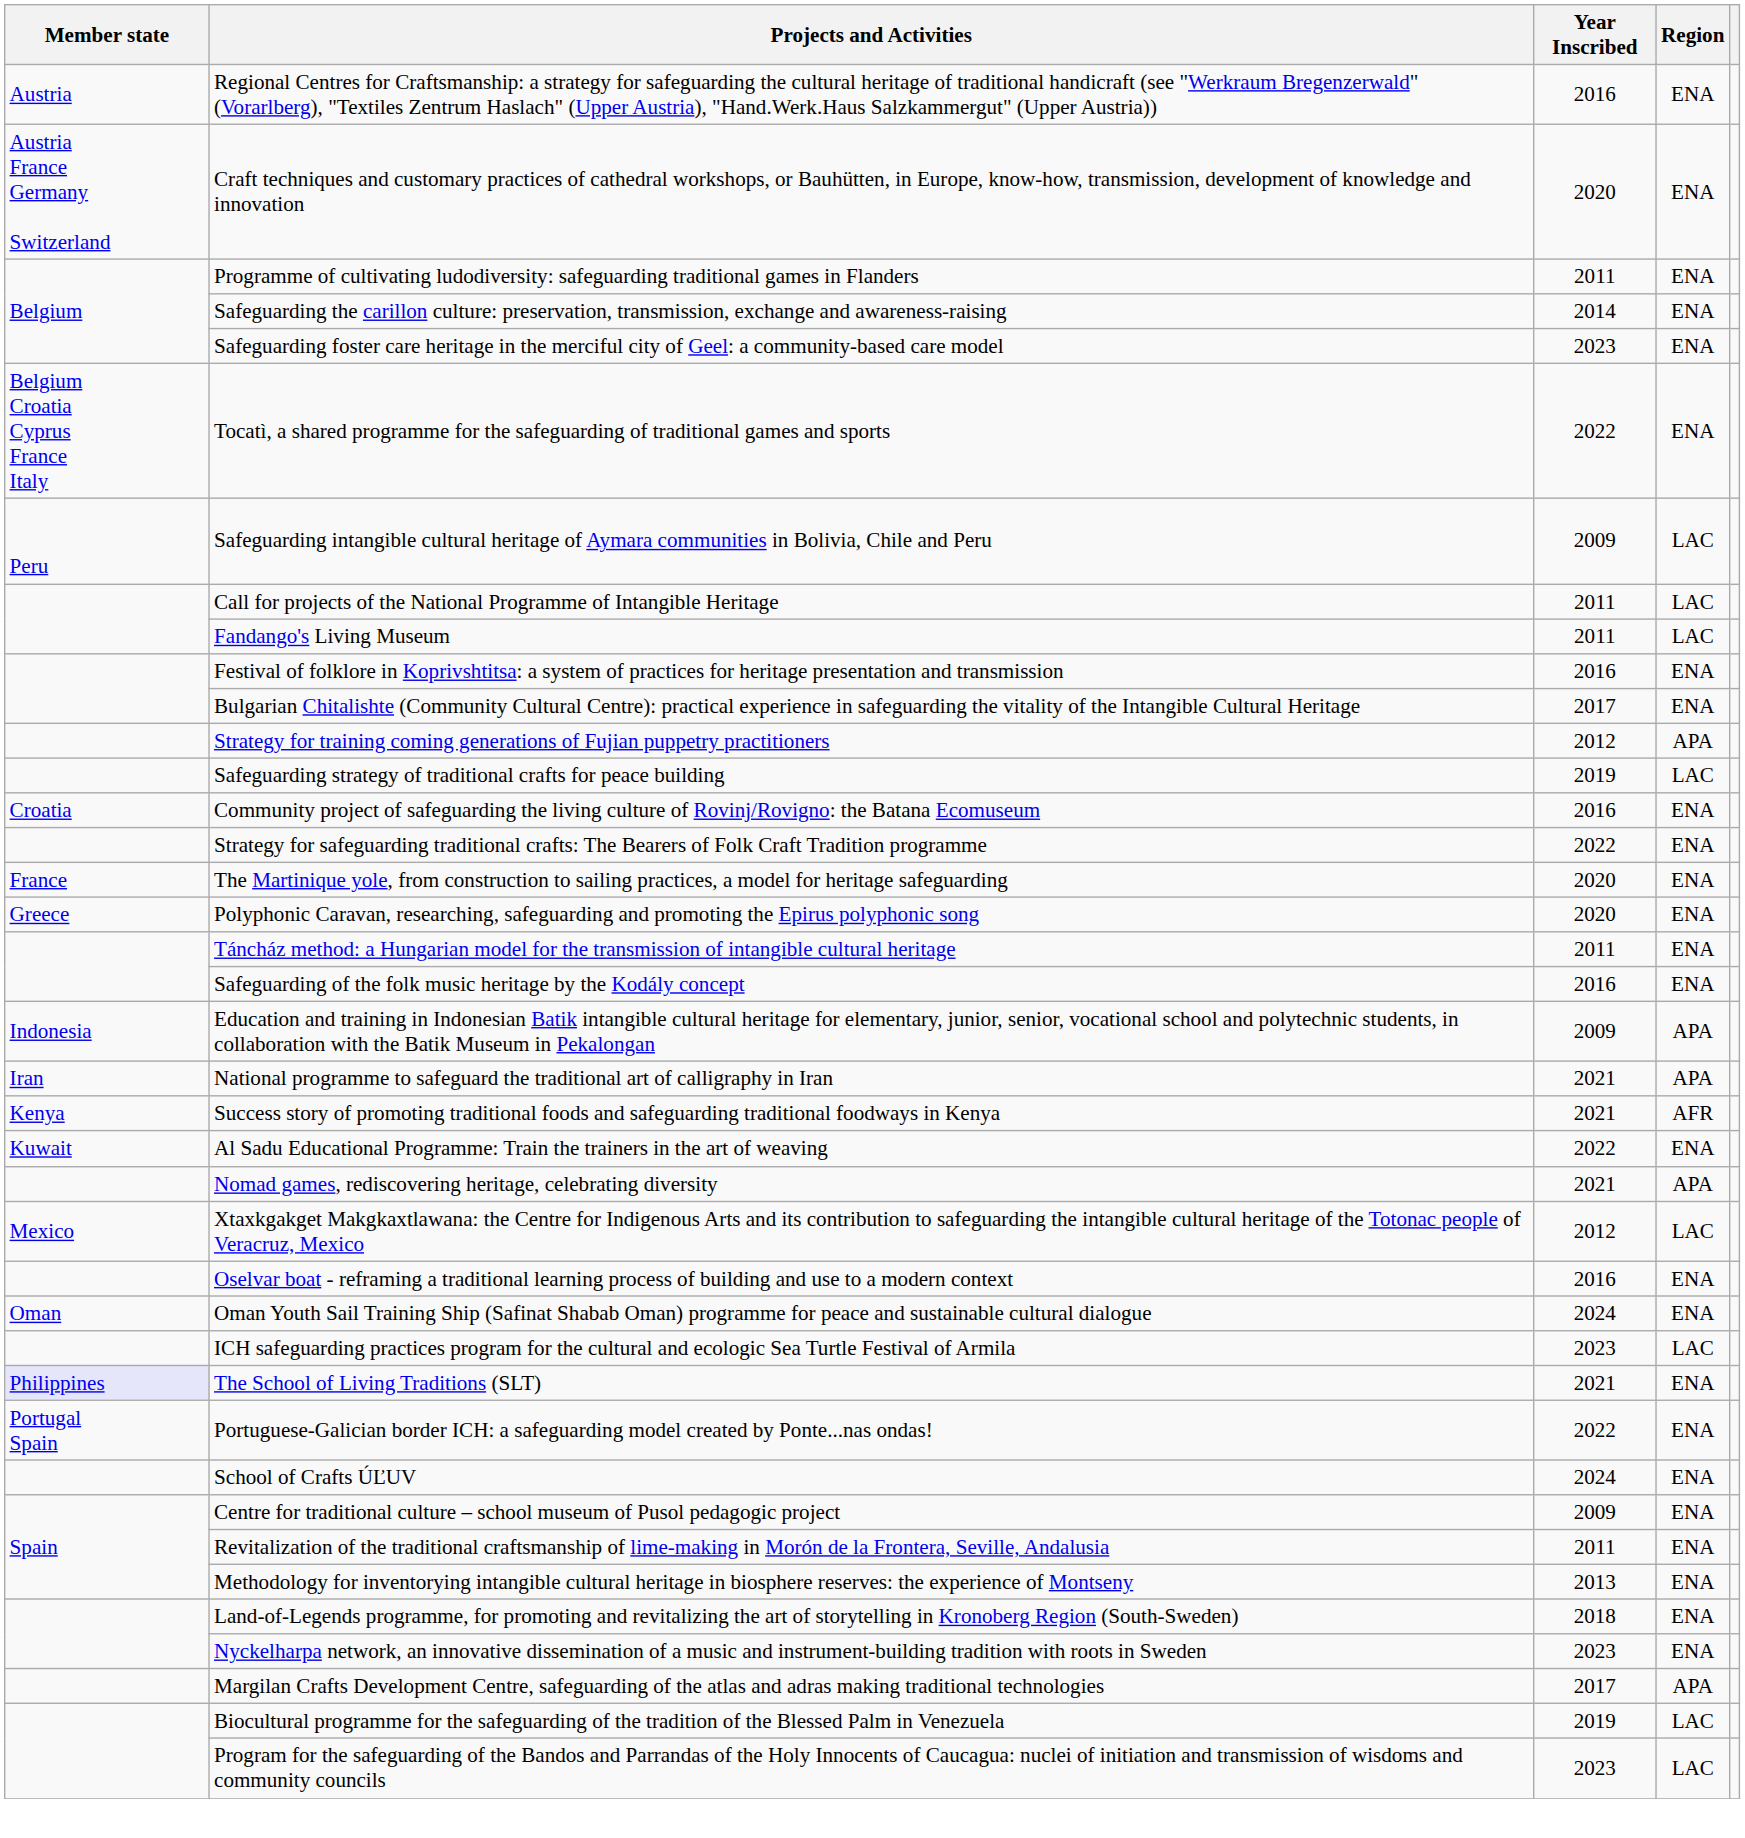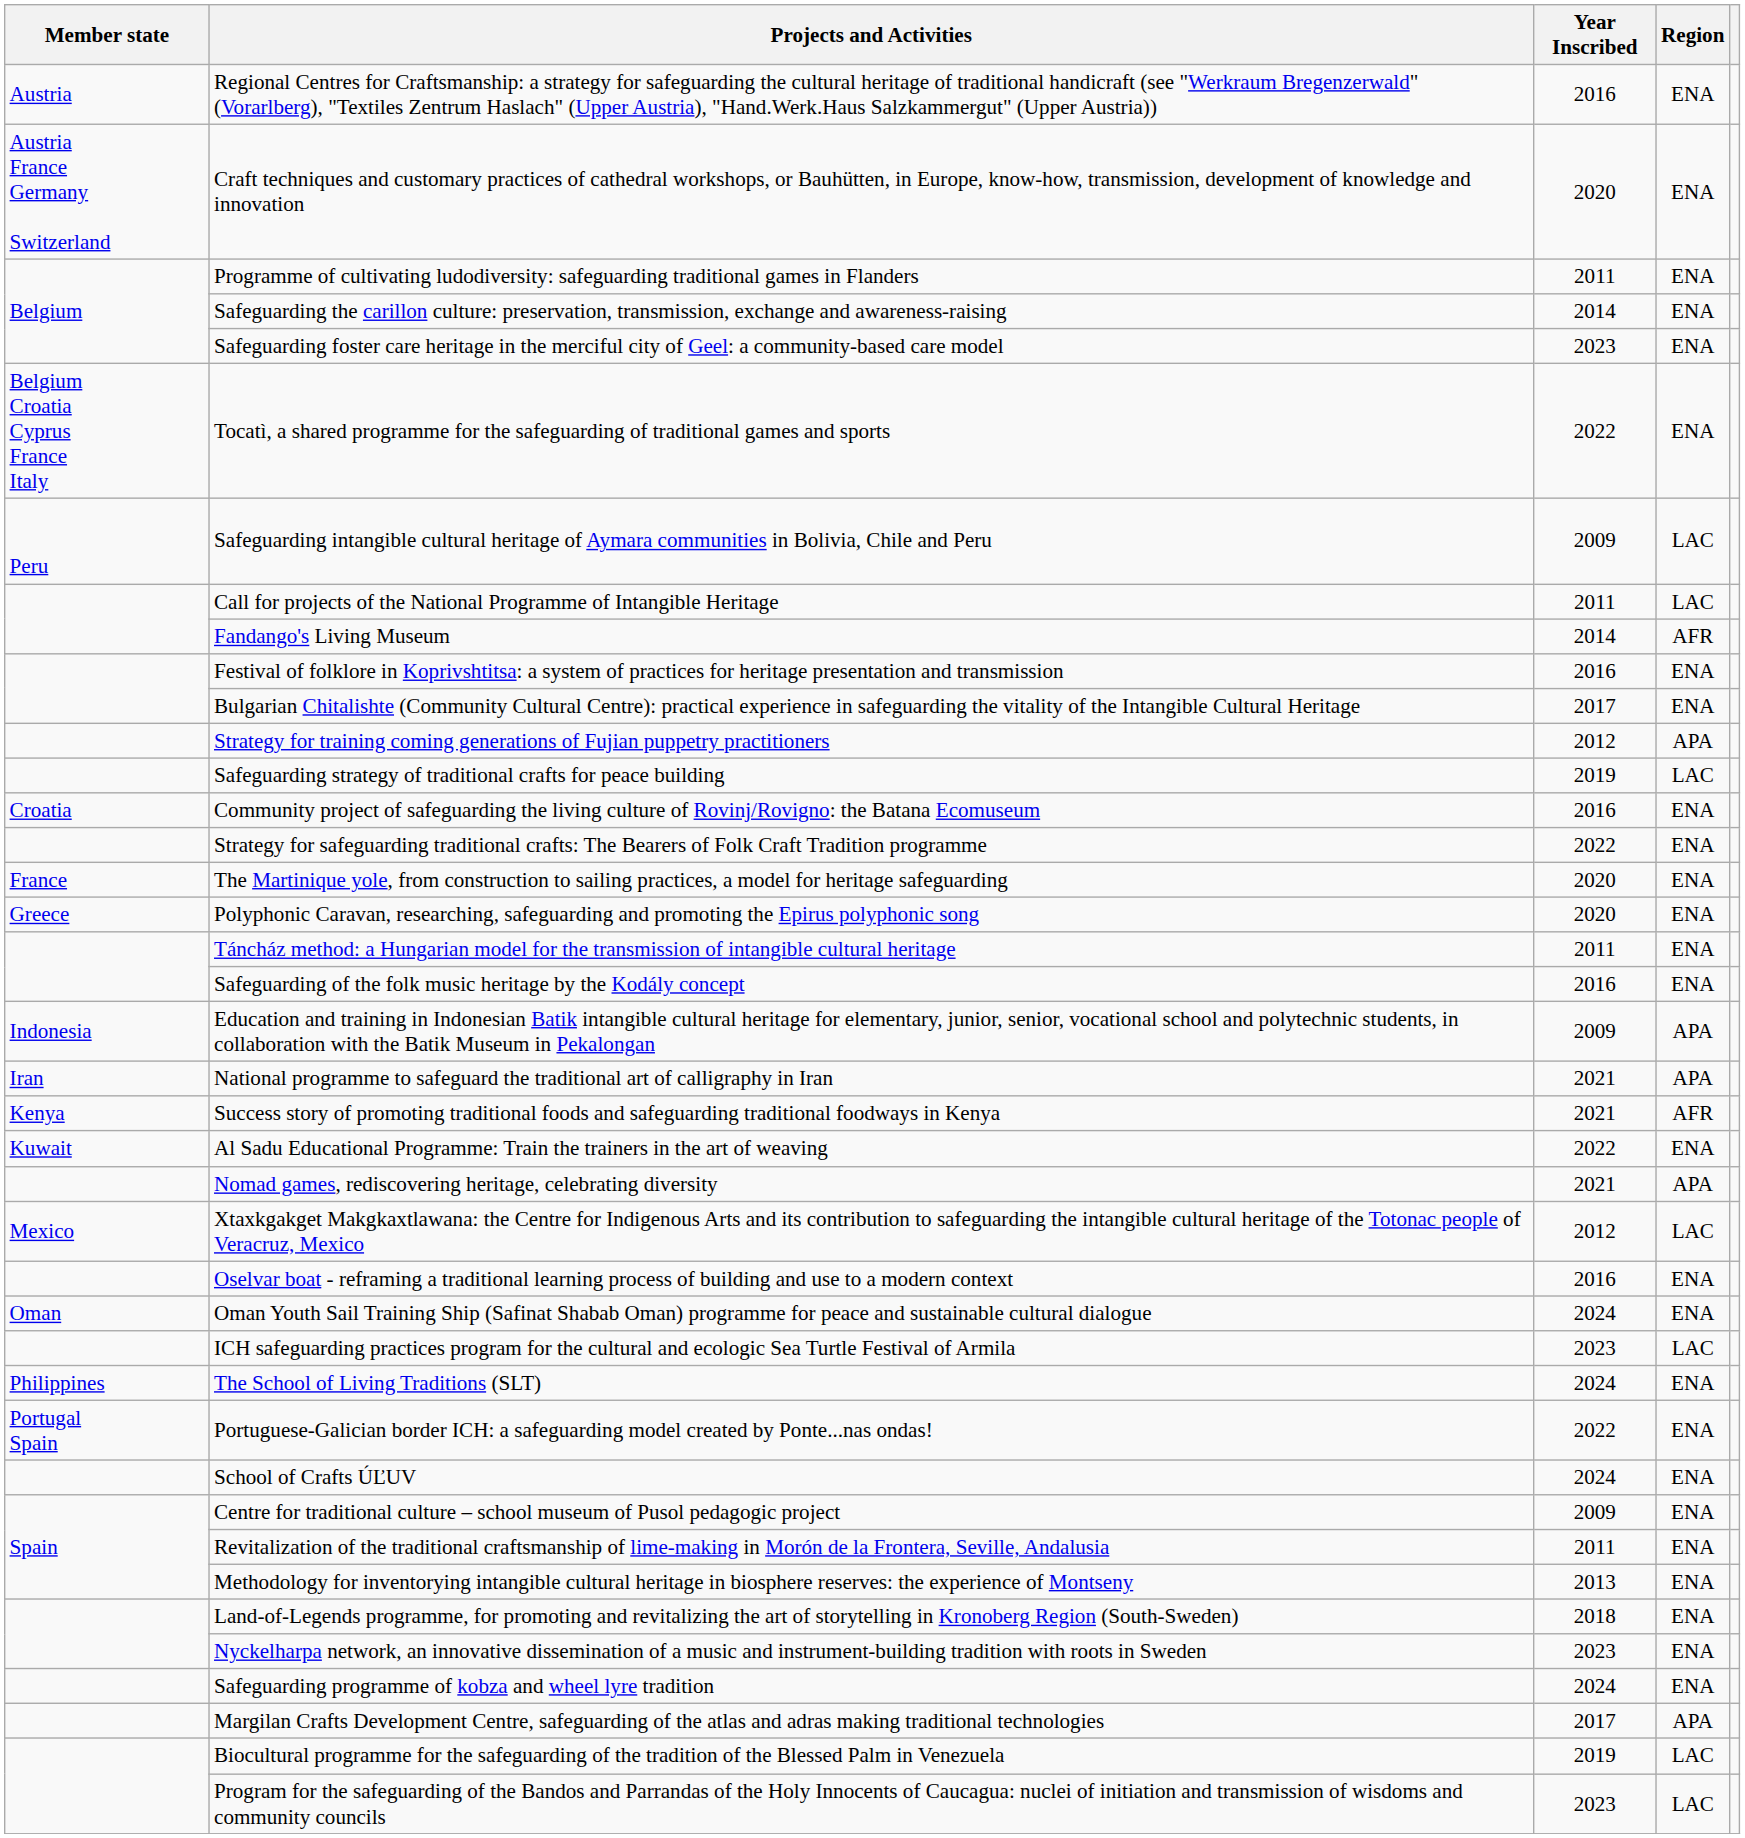(1595, 635) 2011 -> (1595, 635) 2014
(1693, 635) LAC -> (1693, 635) AFR
(57, 1382) lavender background -> (57, 1382) no background
(1595, 1382) 2021 -> (1595, 1382) 2024
+ row: (464, 1686)
